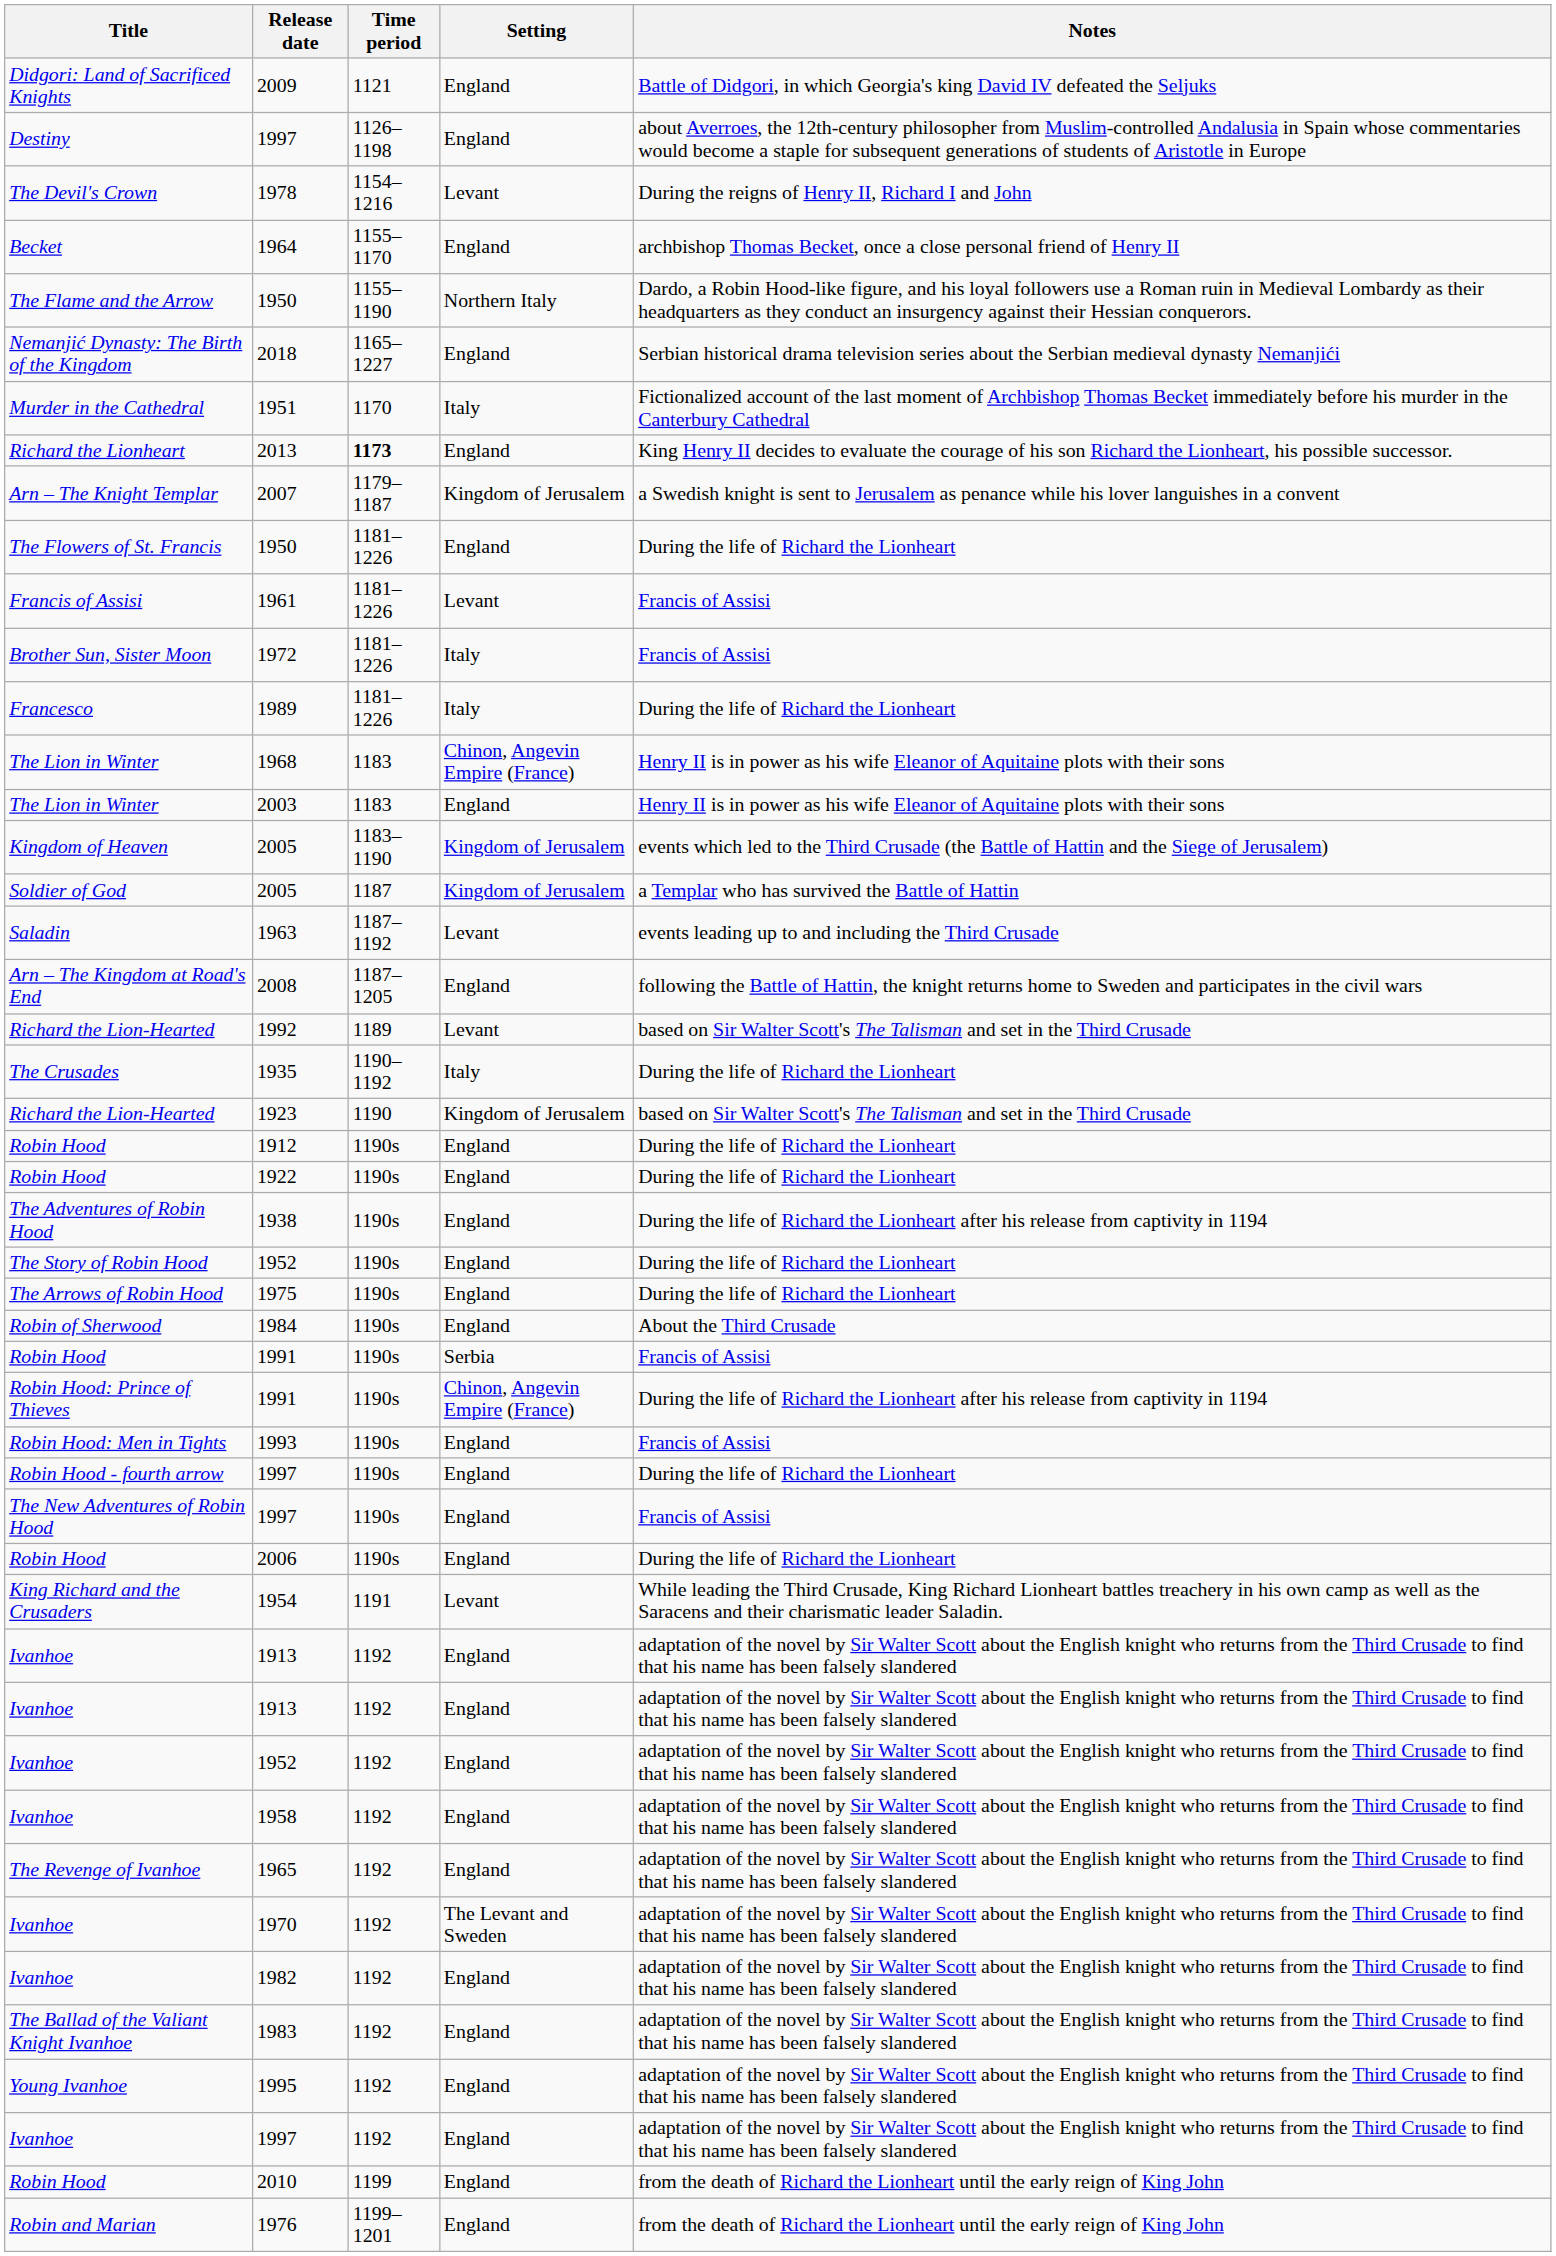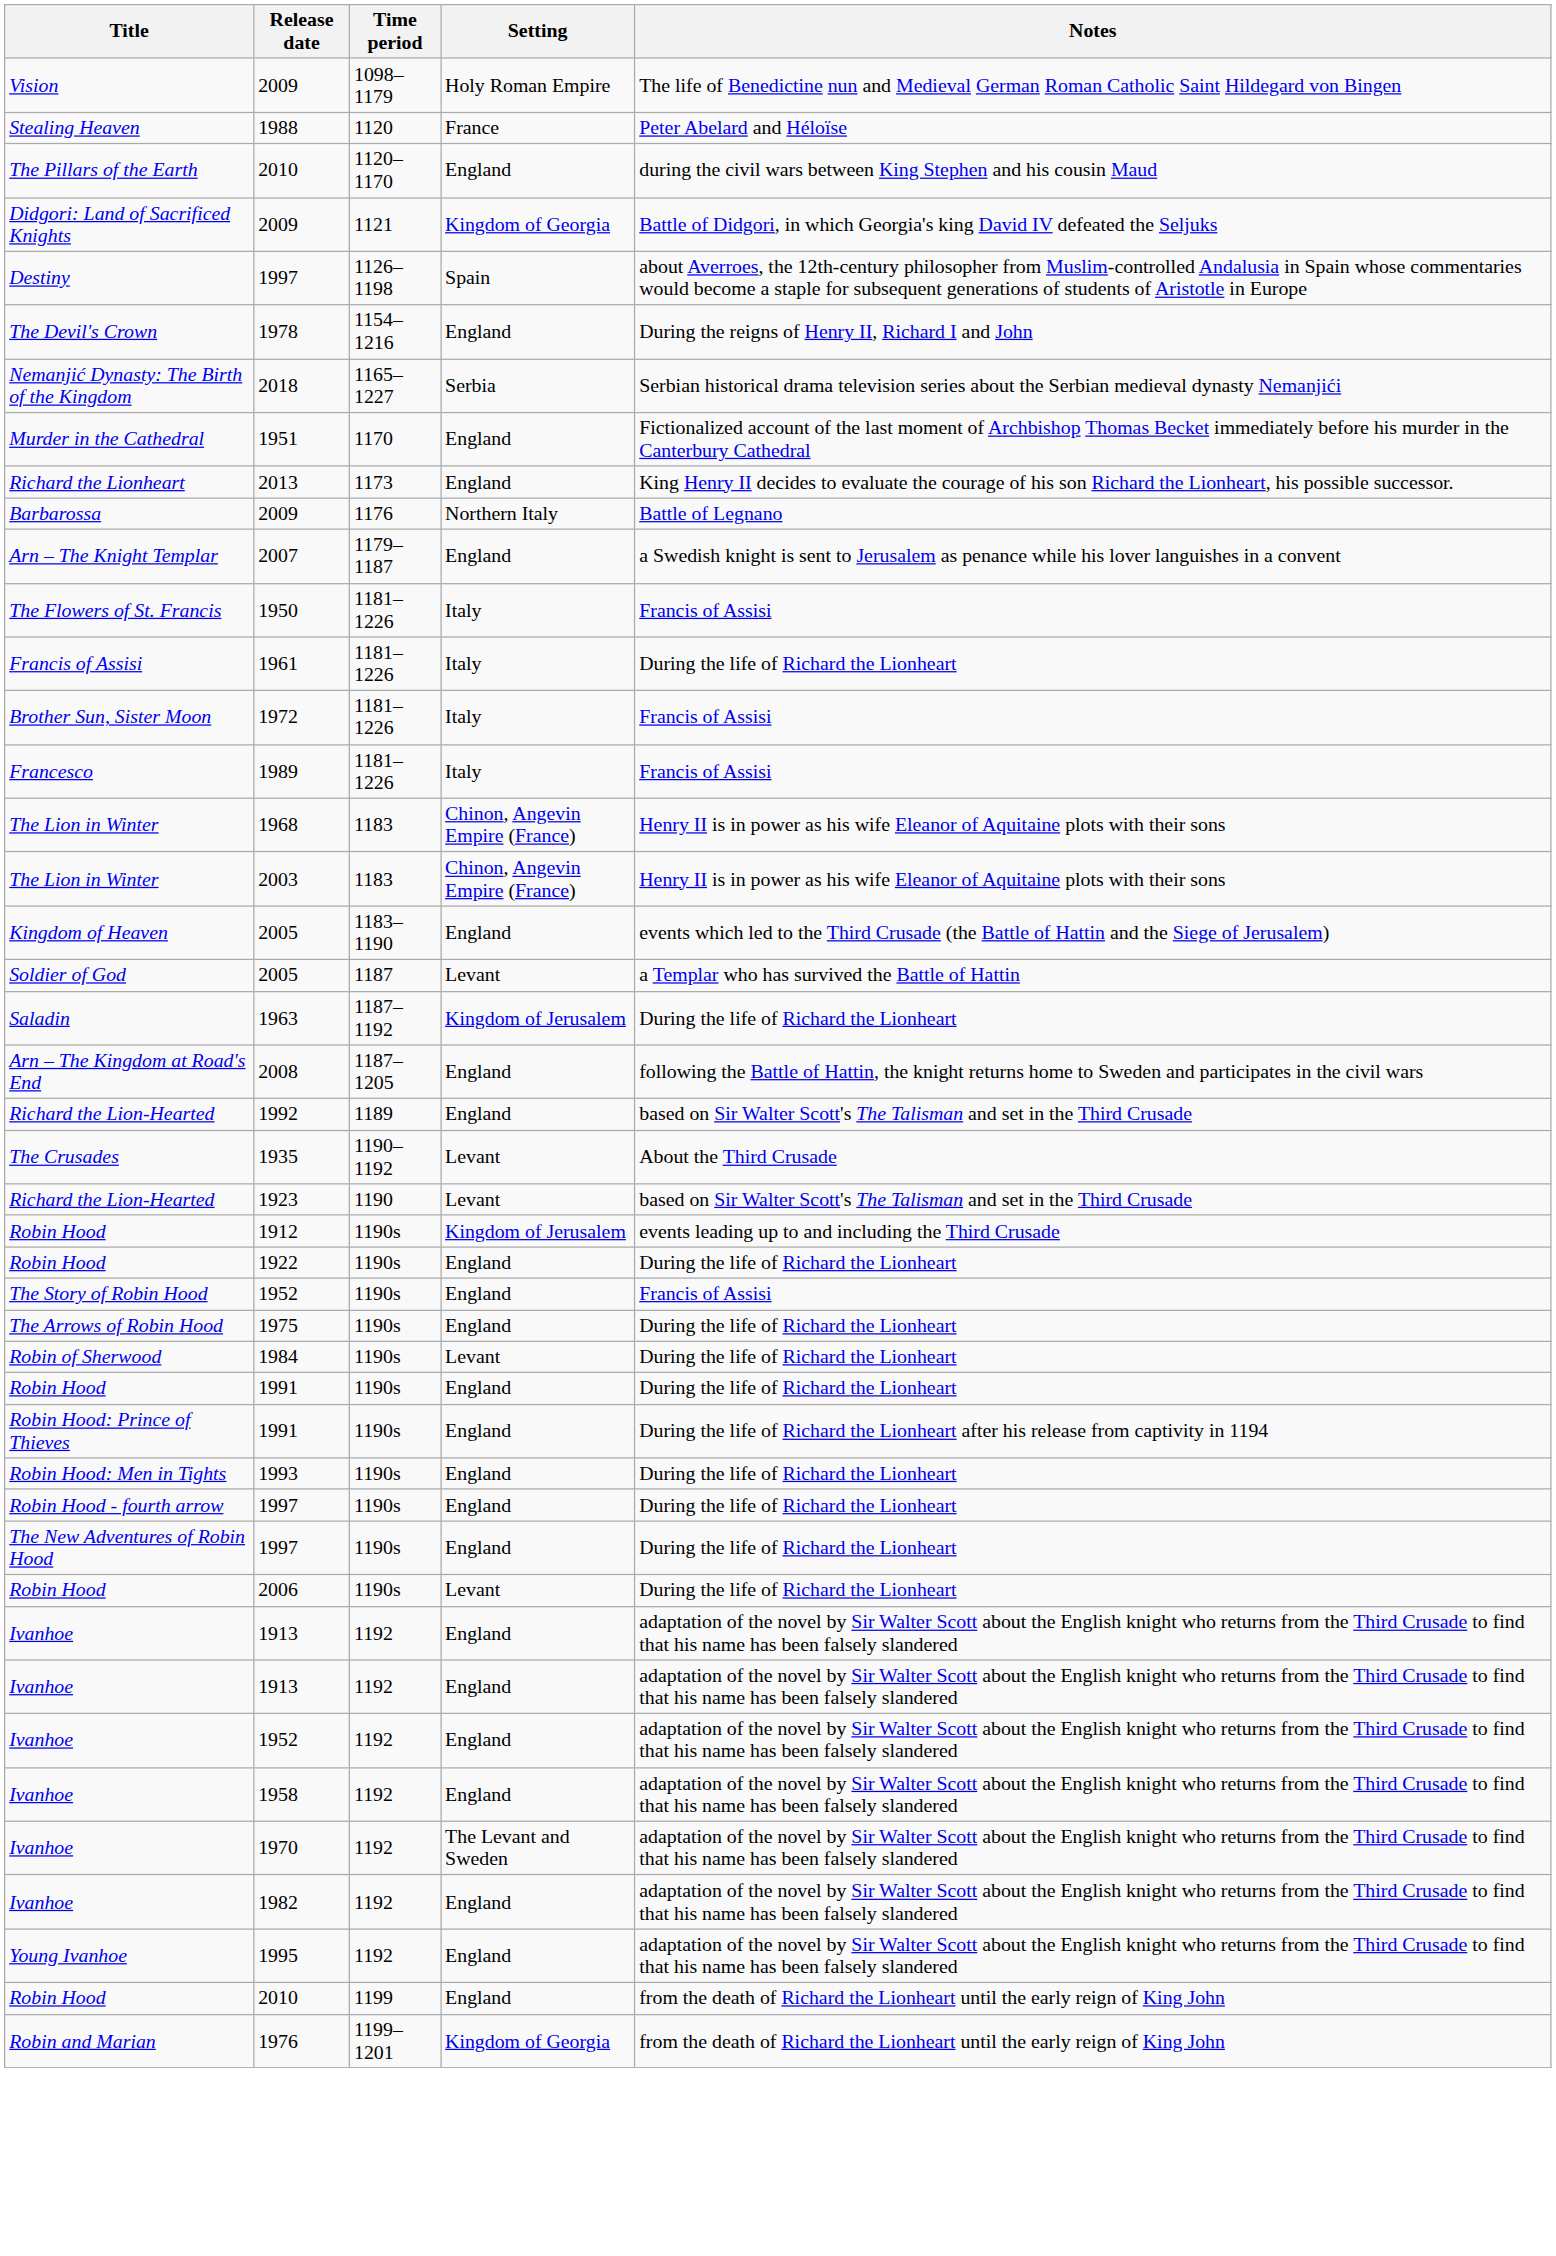+ row: (34, 85)
+ row: (74, 127)
+ row: (103, 170)
(477, 85) England -> (528, 224) Kingdom of Georgia
(477, 138) England -> (468, 277) Spain
(471, 192) Levant -> (478, 331) England
- row: (36, 246)
- row: (111, 300)
(477, 354) England -> (470, 385) Serbia
(462, 407) Italy -> (478, 439) England
(372, 450) bold -> (373, 481) normal
+ row: (55, 513)
(534, 493) Kingdom of Jerusalem -> (478, 556) England
(477, 546) England -> (463, 609) Italy
(797, 546) During the life of Richard the Lionheart -> (705, 609) Francis of Assisi
(471, 600) Levant -> (463, 663) Italy
(704, 600) Francis of Assisi -> (798, 663) During the life of Richard the Lionheart
(797, 708) During the life of Richard the Lionheart -> (705, 771) Francis of Assisi
(477, 804) England -> (513, 878) Chinon, Angevin Empire (France)
(534, 847) Kingdom of Jerusalem -> (478, 932) England
(534, 889) Kingdom of Jerusalem -> (473, 975) Levant
(471, 932) Levant -> (535, 1017) Kingdom of Jerusalem
(848, 932) events leading up to and including the Third Crusade -> (798, 1017) During the life of Richard the Lionheart
(471, 1028) Levant -> (478, 1114) England
(462, 1071) Italy -> (473, 1156) Levant
(797, 1071) During the life of Richard the Lionheart -> (738, 1156) About the Third Crusade
(534, 1114) Kingdom of Jerusalem -> (473, 1199) Levant
(477, 1145) England -> (535, 1230) Kingdom of Jerusalem
(797, 1145) During the life of Richard the Lionheart -> (850, 1230) events leading up to and including the Third Crusade
- row: (107, 1219)
(797, 1262) During the life of Richard the Lionheart -> (705, 1293) Francis of Assisi
(477, 1325) England -> (473, 1356) Levant
(737, 1325) About the Third Crusade -> (798, 1356) During the life of Richard the Lionheart
(469, 1356) Serbia -> (478, 1388) England
(704, 1356) Francis of Assisi -> (798, 1388) During the life of Richard the Lionheart
(512, 1399) Chinon, Angevin Empire (France) -> (478, 1430) England
(704, 1442) Francis of Assisi -> (798, 1473) During the life of Richard the Lionheart
(704, 1516) Francis of Assisi -> (798, 1547) During the life of Richard the Lionheart
(477, 1558) England -> (473, 1590) Levant
- row: (95, 1601)
- row: (105, 1870)
- row: (108, 2031)
- row: (41, 2139)
(477, 2224) England -> (528, 2040) Kingdom of Georgia
